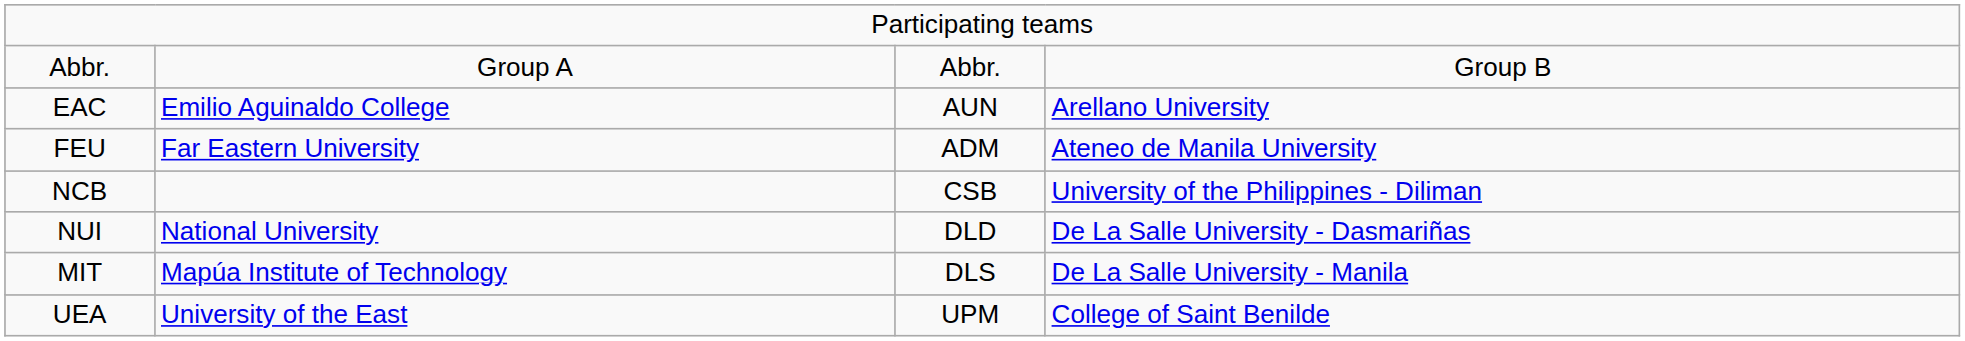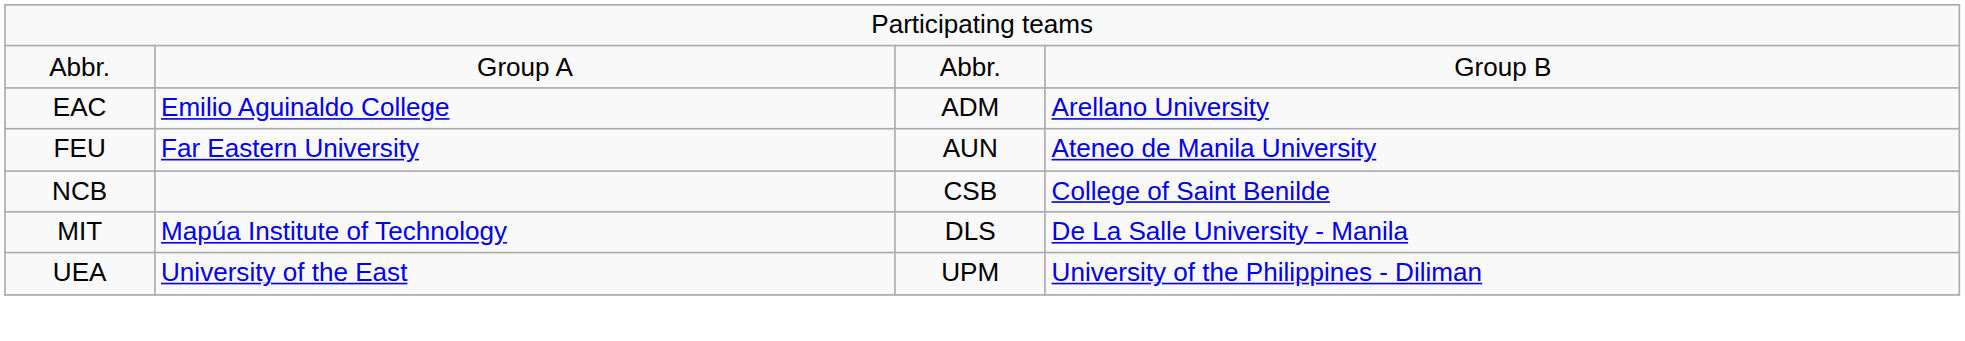(970, 107) AUN -> (970, 107) ADM
(970, 149) ADM -> (970, 149) AUN
(1267, 190) University of the Philippines - Diliman -> (1191, 190) College of Saint Benilde
- row: (80, 231)
(1191, 314) College of Saint Benilde -> (1267, 273) University of the Philippines - Diliman
